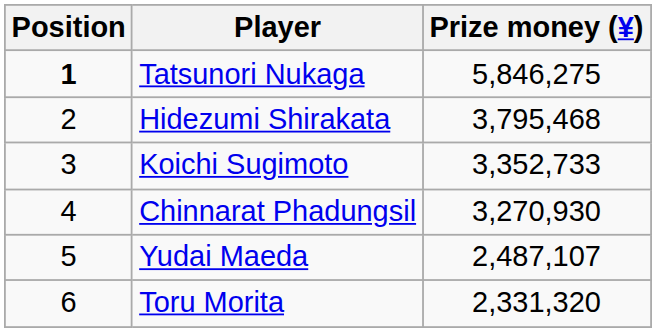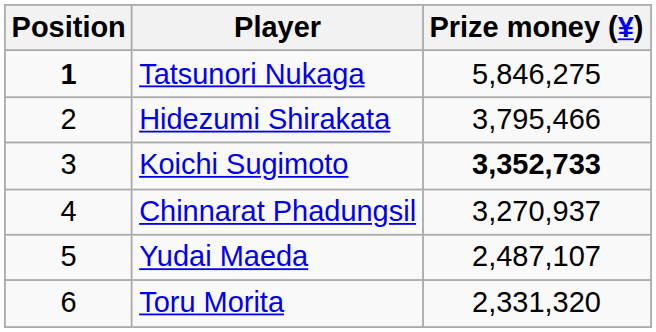(536, 119) 3,795,468 -> (536, 119) 3,795,466
(536, 165) normal -> (536, 165) bold
(536, 211) 3,270,930 -> (536, 211) 3,270,937
